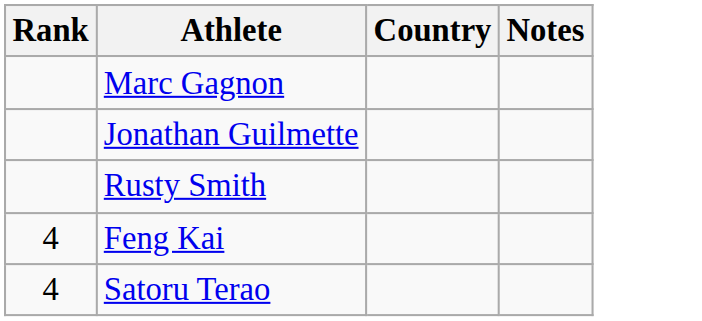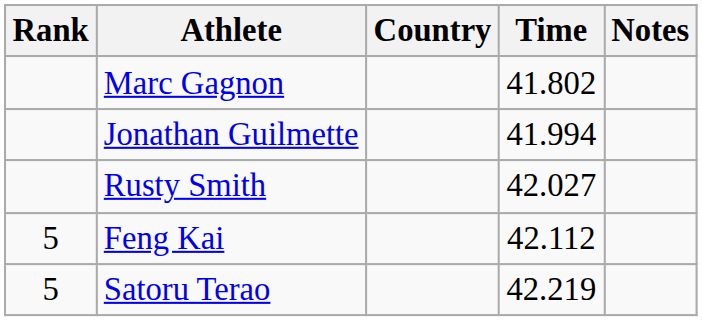+ column: (551, 30)
(51, 237) 4 -> (51, 237) 5
(51, 289) 4 -> (51, 289) 5
